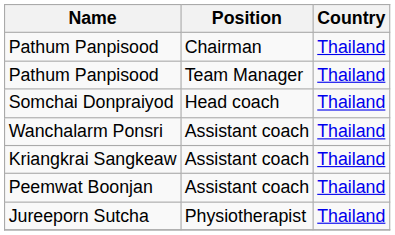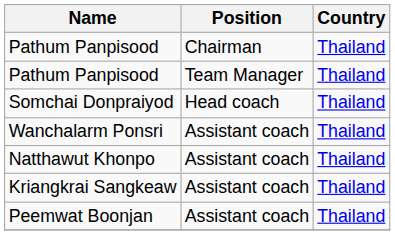+ row: (82, 159)
- row: (79, 215)
